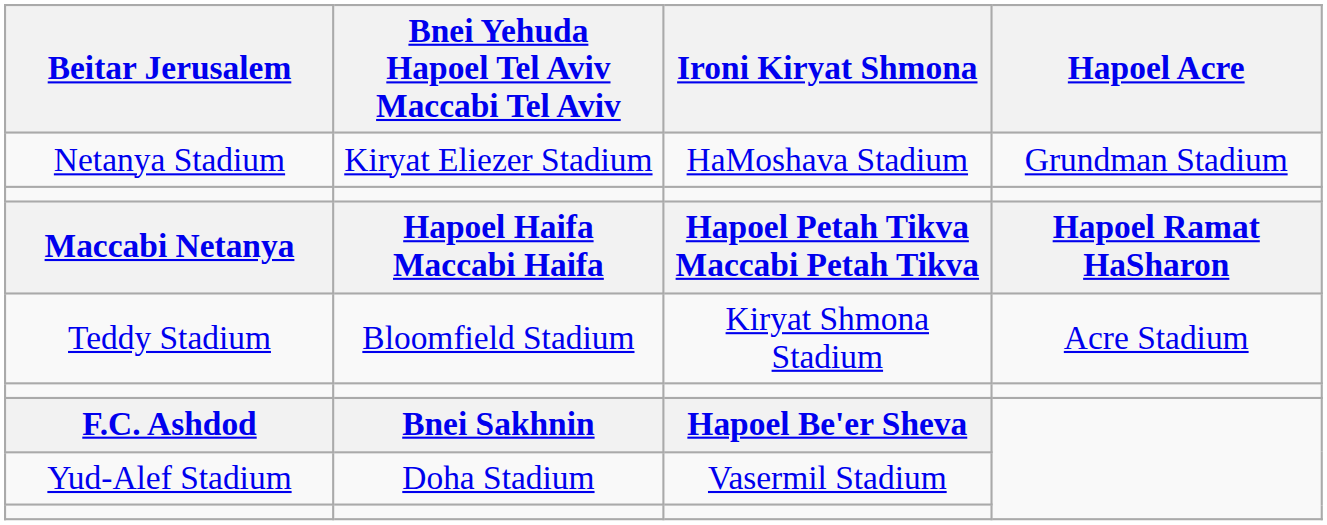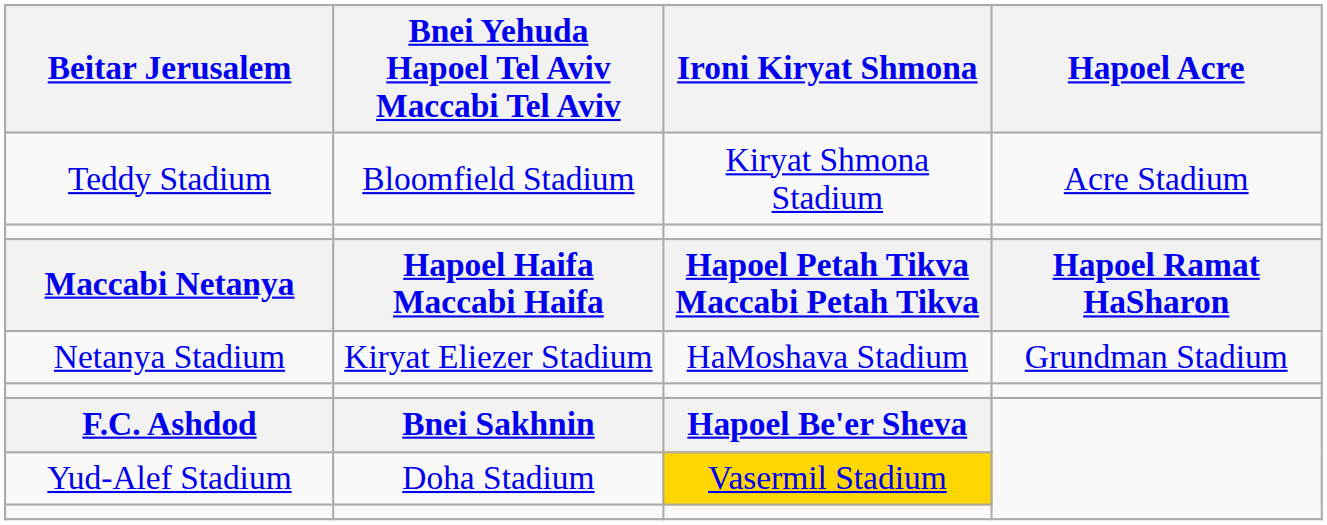rows swapped: (170, 337) <-> (169, 159)
(827, 477) no background -> (827, 477) gold background
